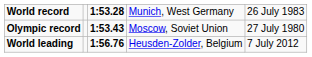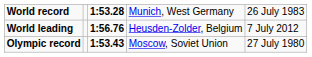rows swapped: (44, 28) <-> (40, 44)
